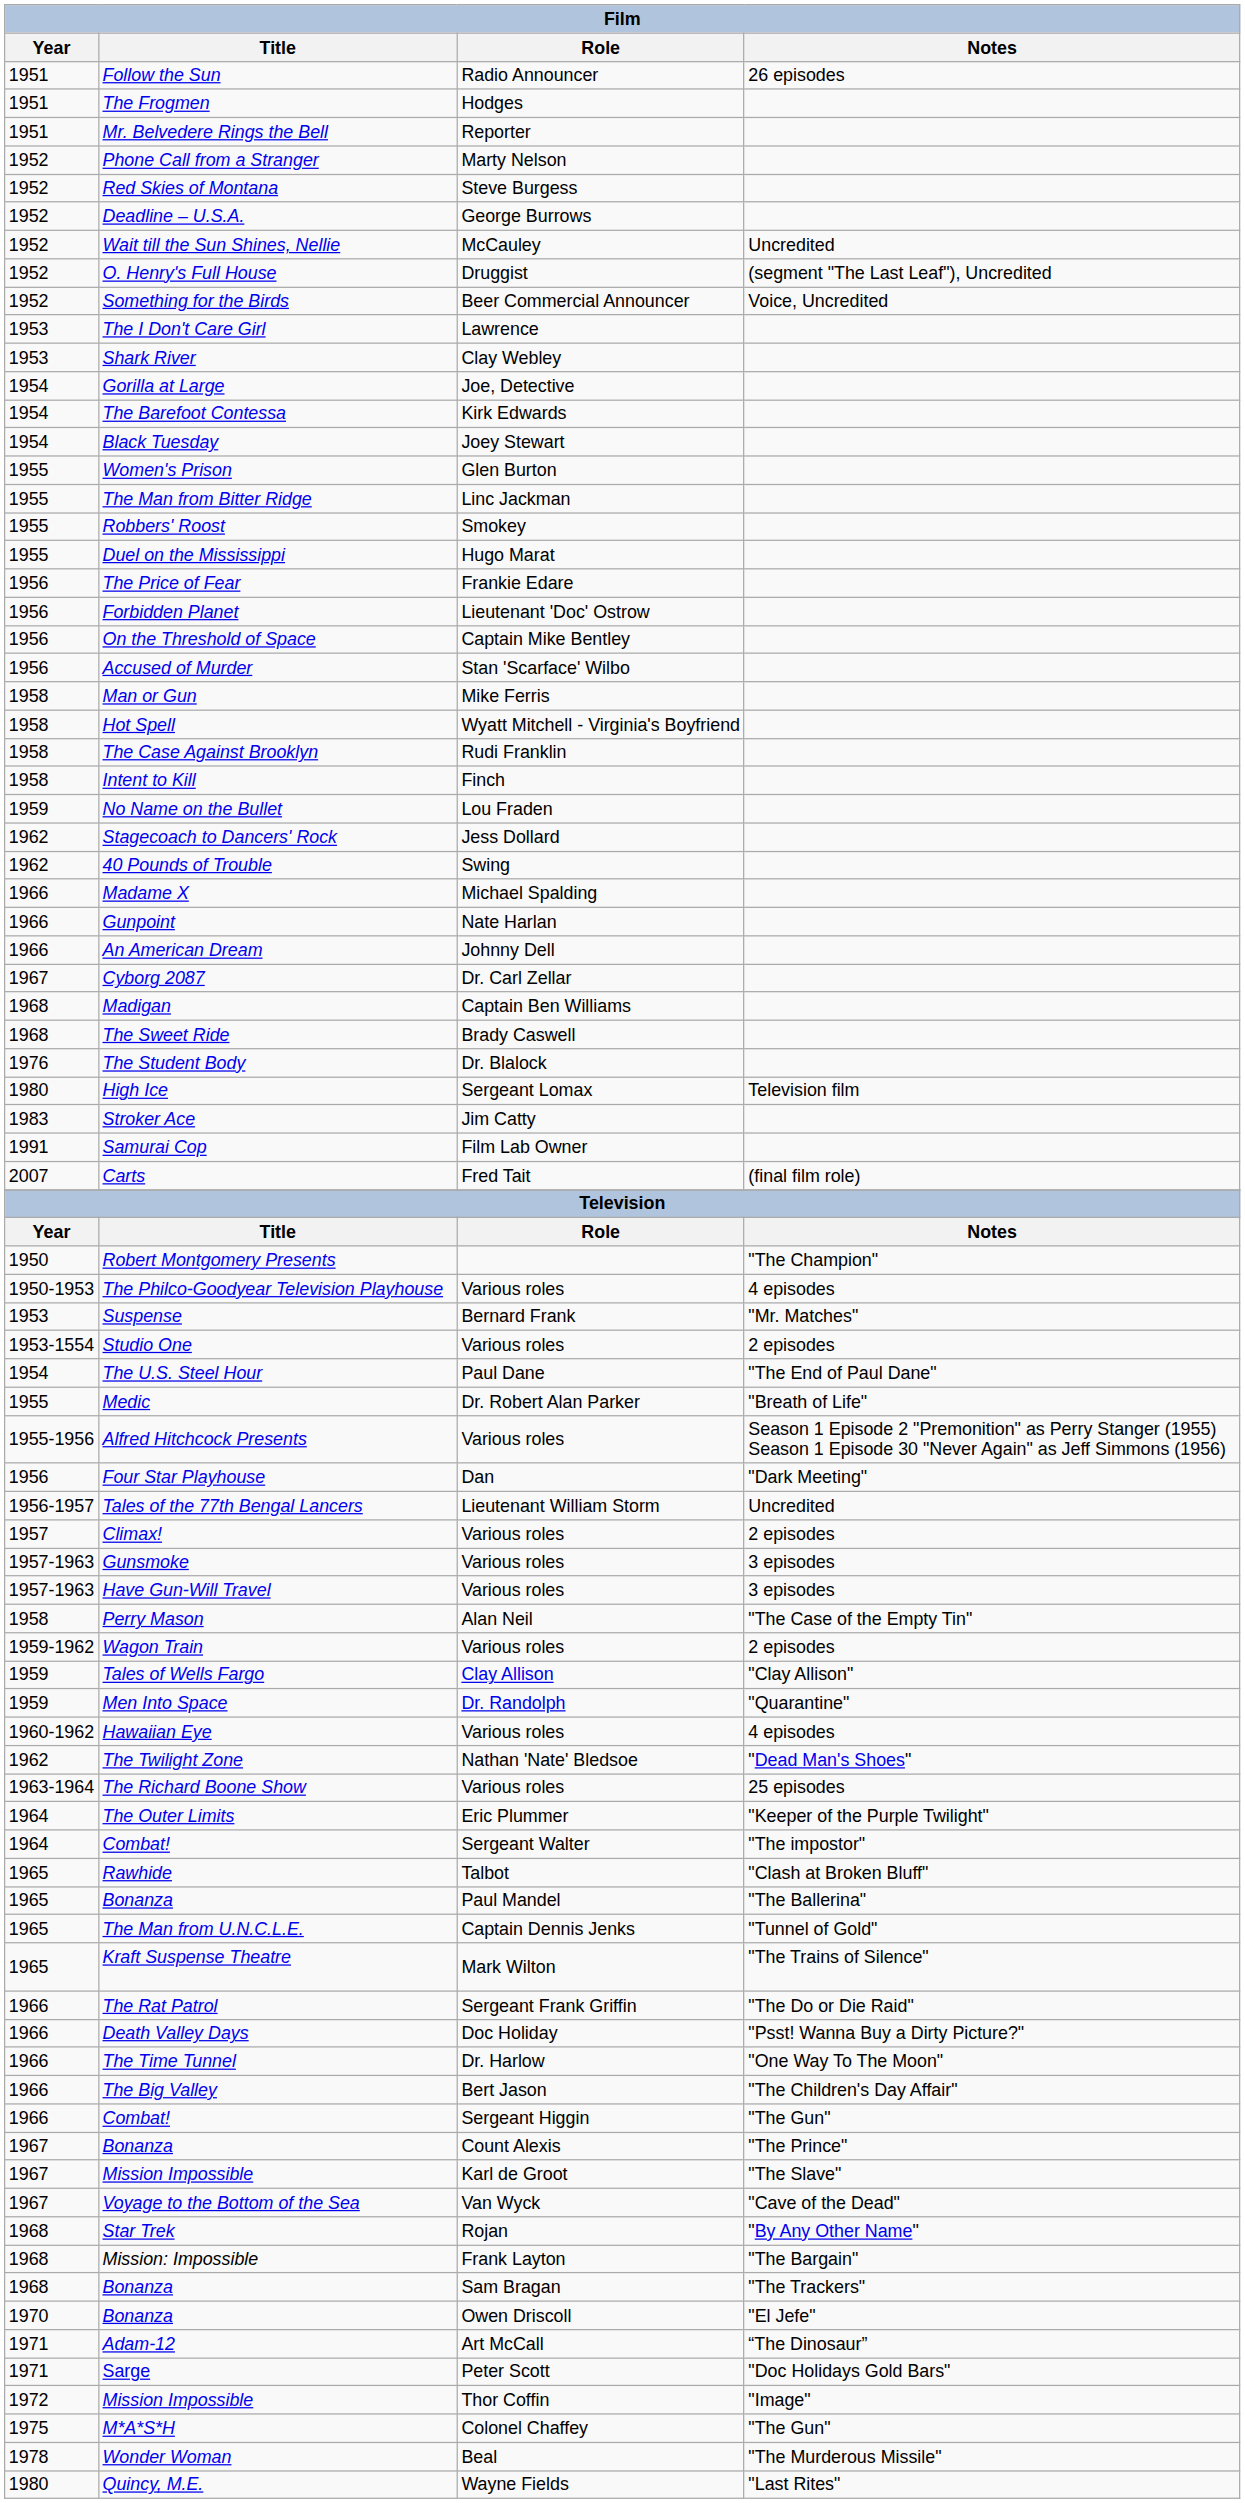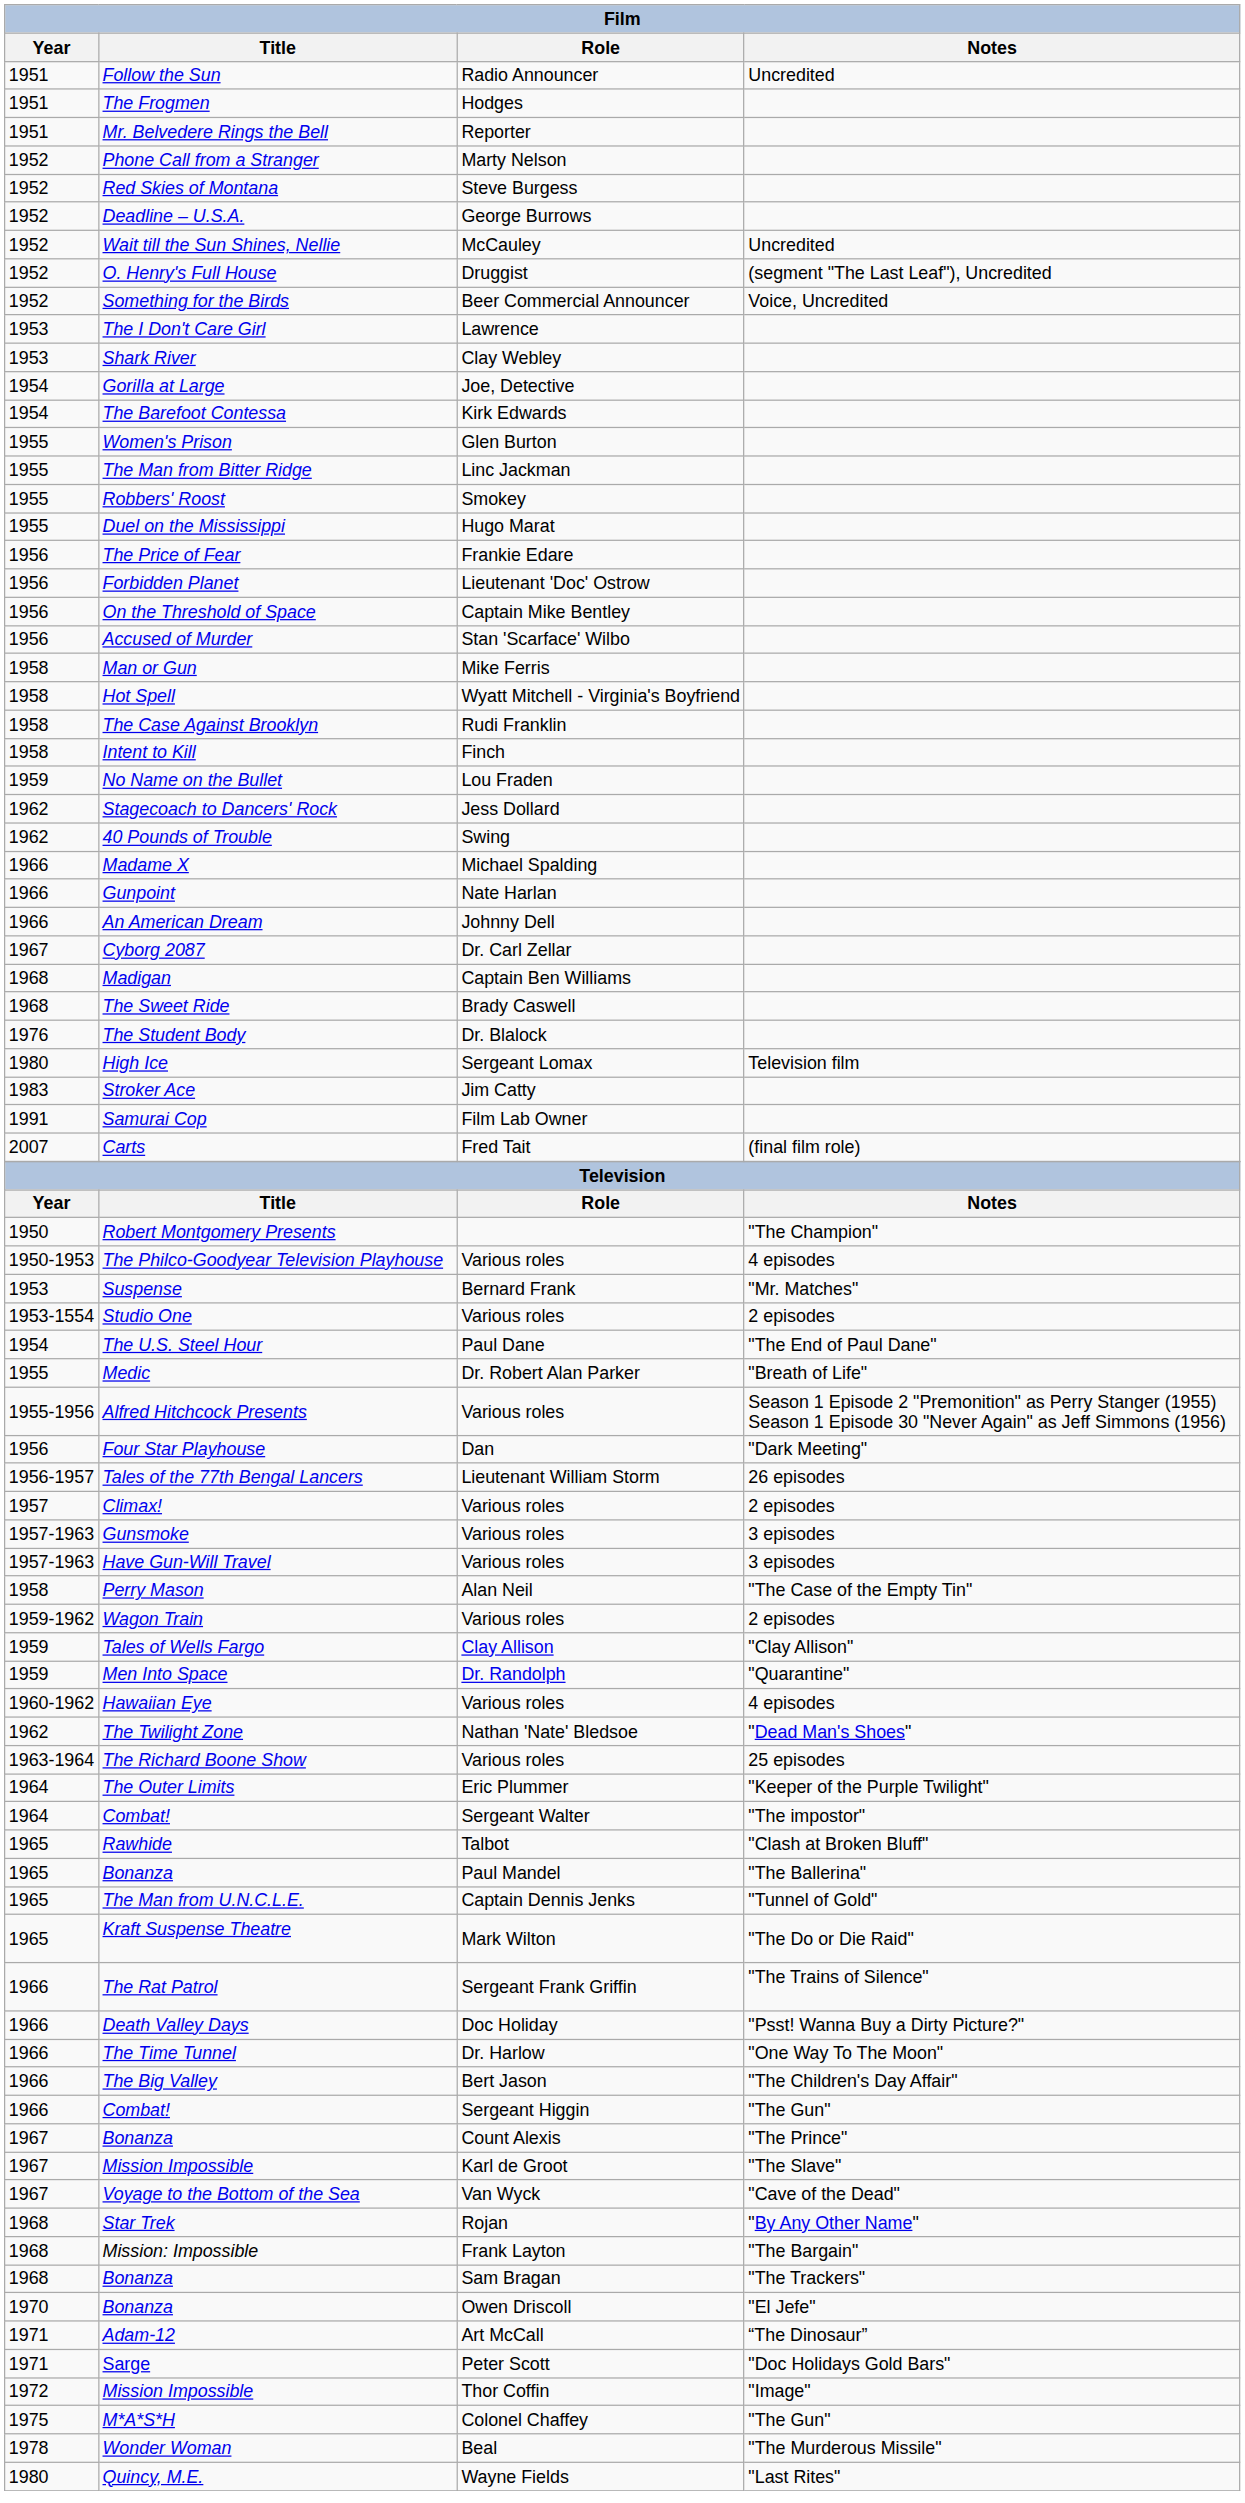(801, 76) 26 episodes -> (792, 76) Uncredited
- row: (160, 442)
(792, 1506) Uncredited -> (801, 1478) 26 episodes
(839, 1967) "The Trains of Silence" -> (836, 1939) "The Do or Die Raid"
(836, 2005) "The Do or Die Raid" -> (839, 1987) "The Trains of Silence"
